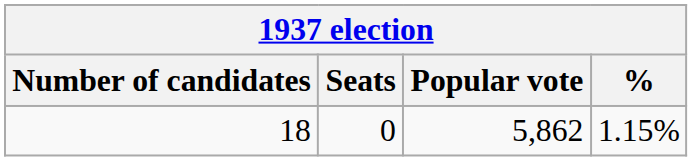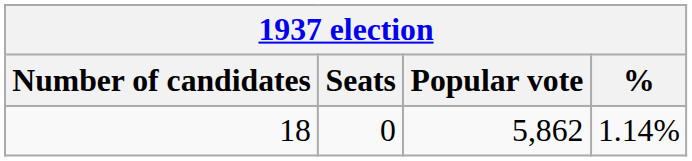(639, 130) 1.15% -> (639, 130) 1.14%
